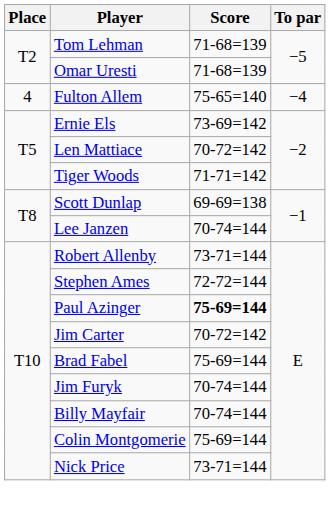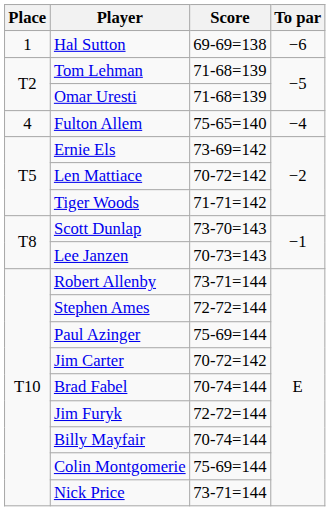+ row: (90, 44)
(230, 202) 69-69=138 -> (230, 228) 73-70=143
(230, 228) 70-74=144 -> (230, 255) 70-73=143
(230, 307) bold -> (230, 334) normal
(230, 360) 75-69=144 -> (230, 387) 70-74=144
(230, 387) 70-74=144 -> (230, 413) 72-72=144
